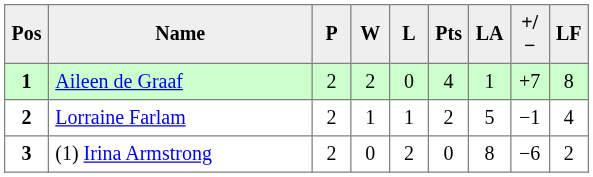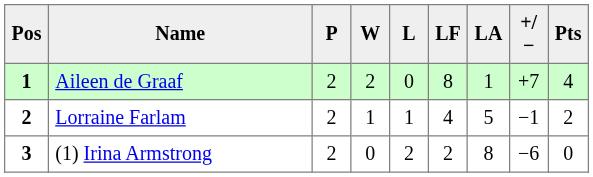columns swapped: (569, 33) <-> (449, 33)
